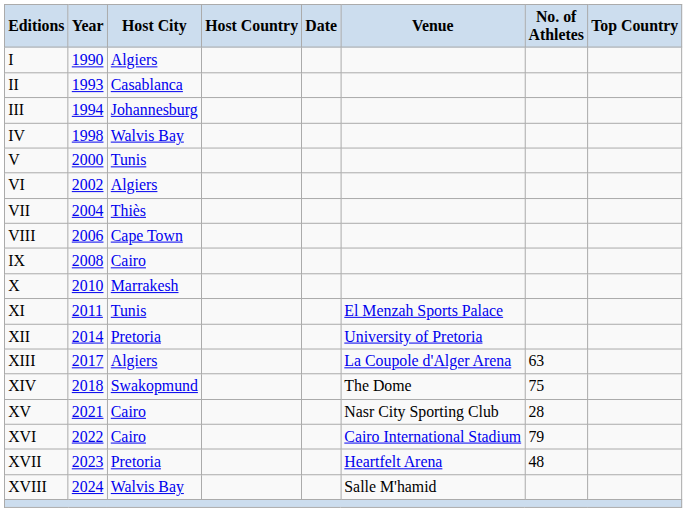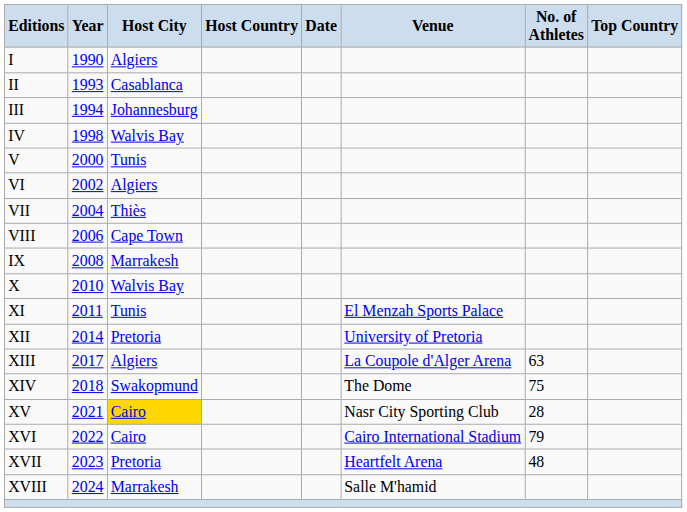(128, 260) Cairo -> (145, 260) Marrakesh
(145, 286) Marrakesh -> (147, 286) Walvis Bay
(128, 411) no background -> (128, 411) gold background
(147, 487) Walvis Bay -> (145, 487) Marrakesh
